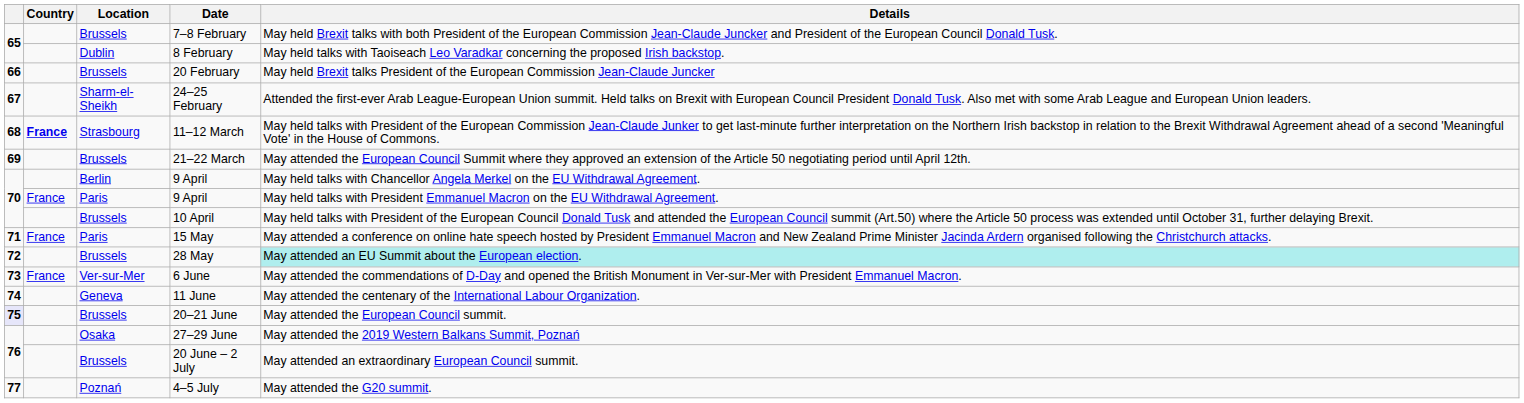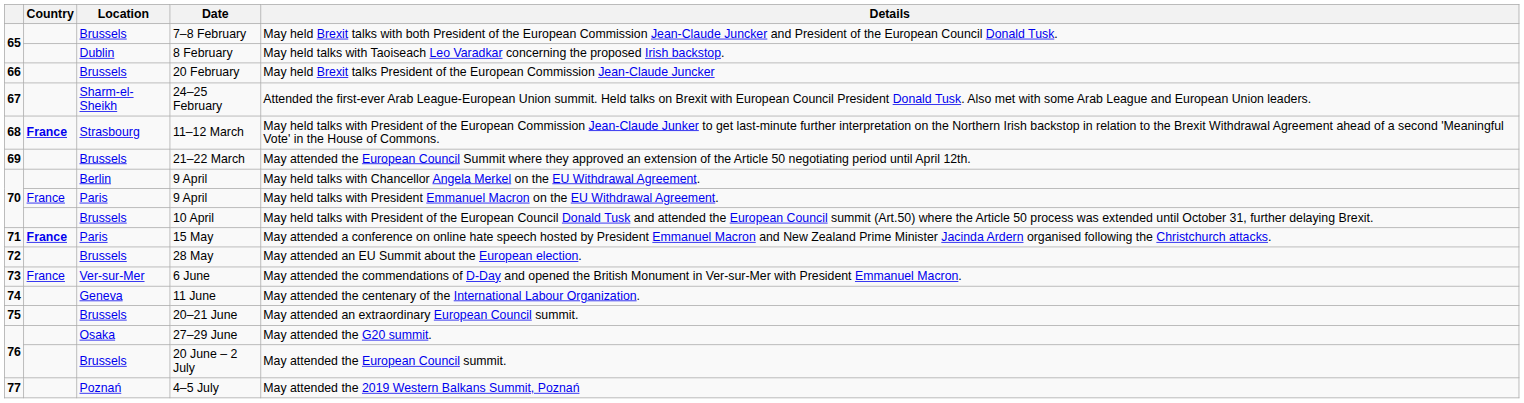(46, 237) normal -> (47, 237) bold
(423, 256) paleturquoise background -> (423, 256) no background
(14, 315) lavender background -> (14, 315) no background
(385, 315) May attended the European Council summit. -> (421, 315) May attended an extraordinary European Council summit.
(421, 335) May attended the 2019 Western Balkans Summit, Poznań -> (348, 335) May attended the G20 summit.
(421, 361) May attended an extraordinary European Council summit. -> (385, 361) May attended the European Council summit.
(348, 388) May attended the G20 summit. -> (421, 388) May attended the 2019 Western Balkans Summit, Poznań
